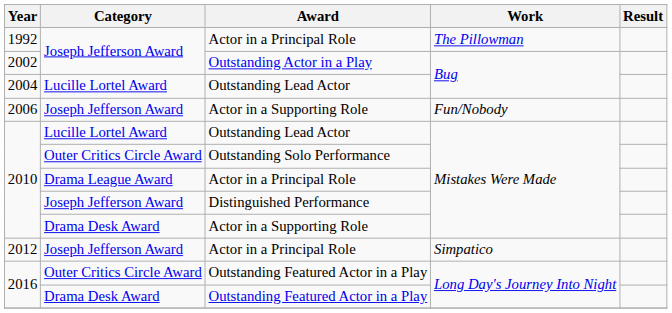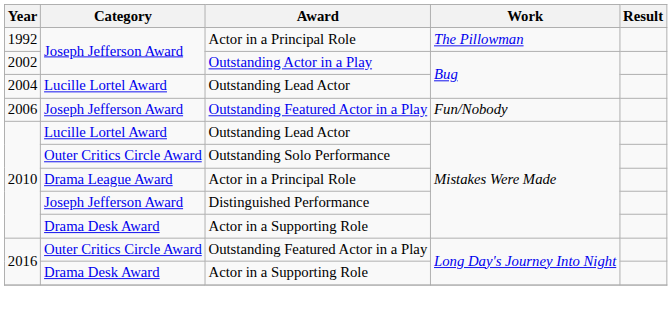(288, 109) Actor in a Supporting Role -> (318, 109) Outstanding Featured Actor in a Play
- row: (23, 249)
(318, 296) Outstanding Featured Actor in a Play -> (288, 272) Actor in a Supporting Role
